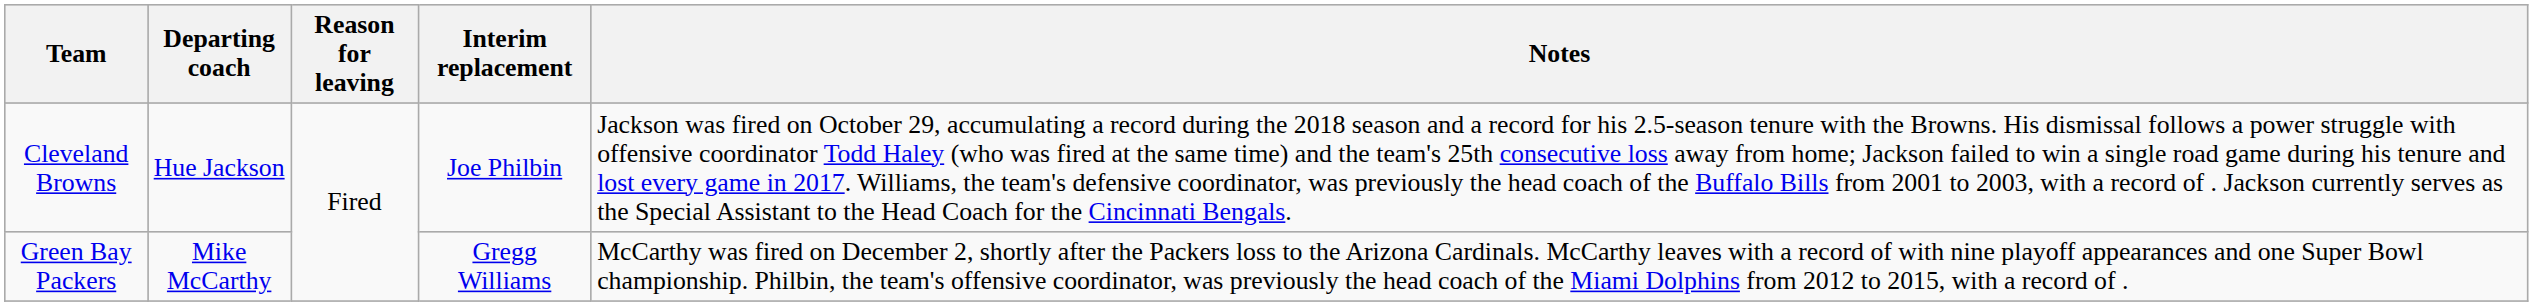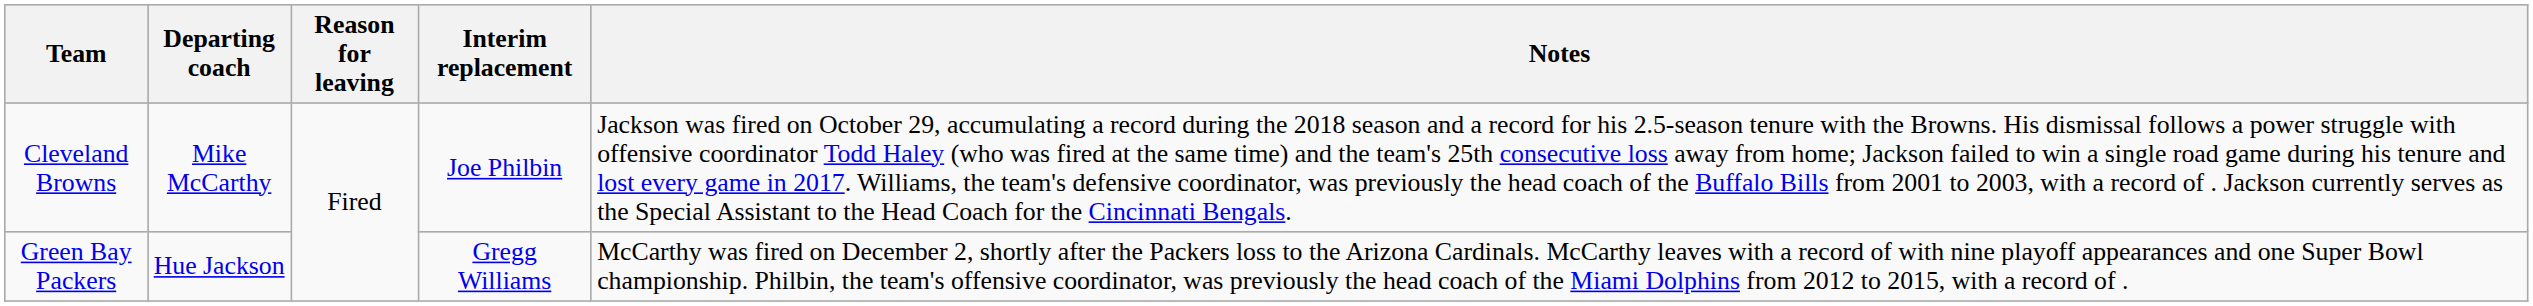(219, 167) Hue Jackson -> (219, 167) Mike McCarthy
(219, 266) Mike McCarthy -> (219, 266) Hue Jackson
